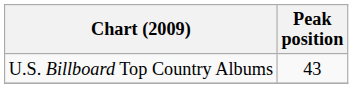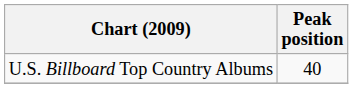(312, 68) 43 -> (312, 68) 40
